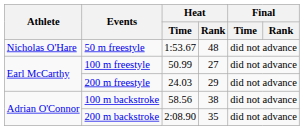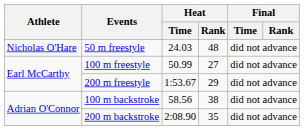(180, 48) 1:53.67 -> (180, 48) 24.03
(180, 82) 24.03 -> (180, 82) 1:53.67
